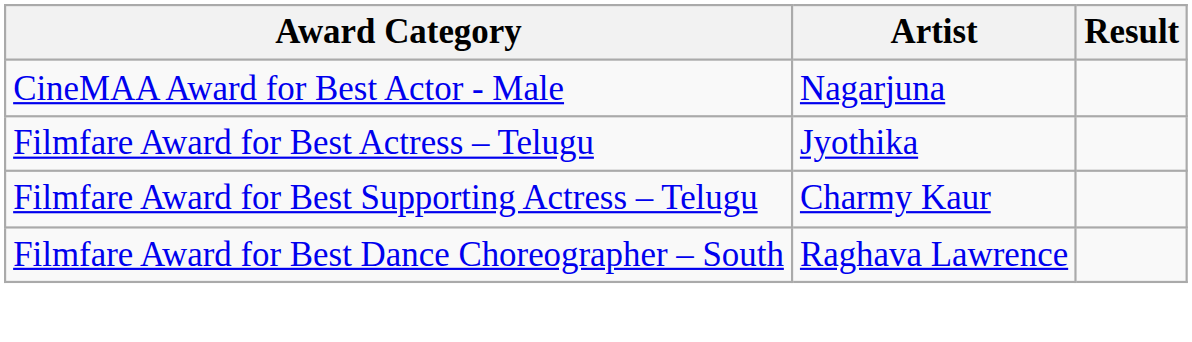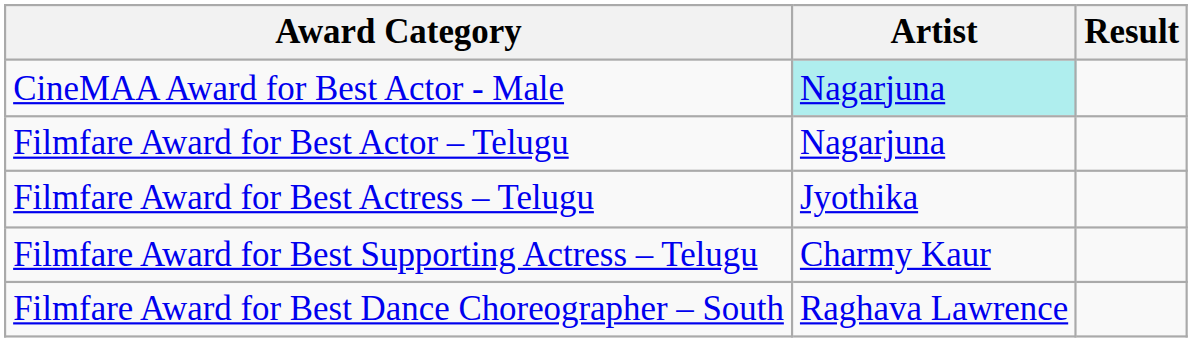(873, 87) no background -> (873, 87) paleturquoise background
+ row: (291, 142)
